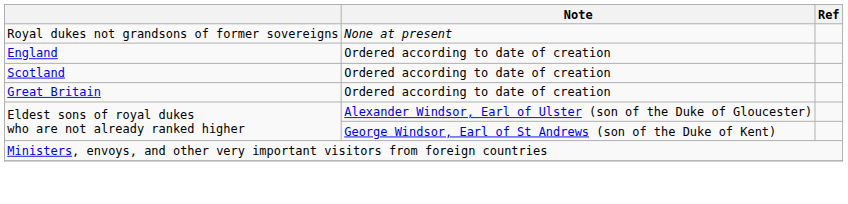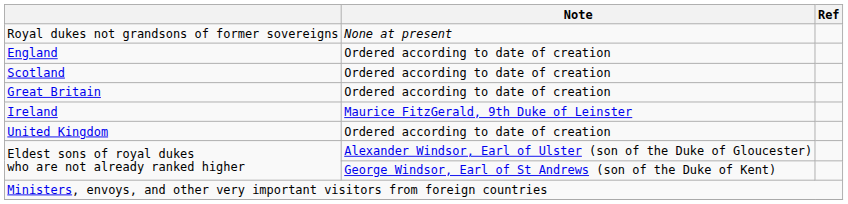+ row: (33, 112)
+ row: (58, 131)
